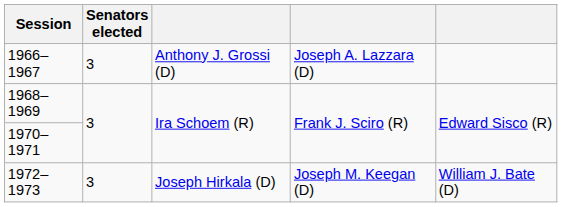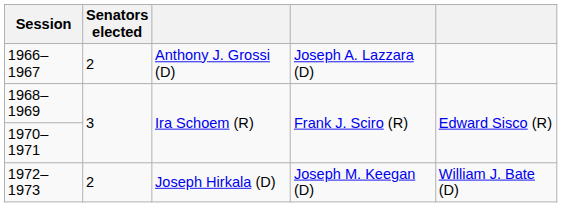(90, 63) 3 -> (90, 63) 2
(90, 182) 3 -> (90, 182) 2
